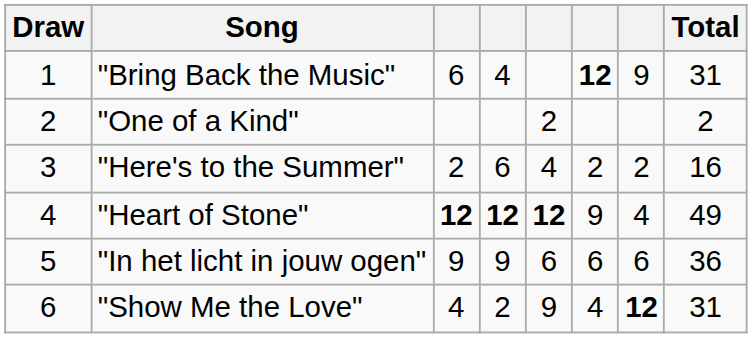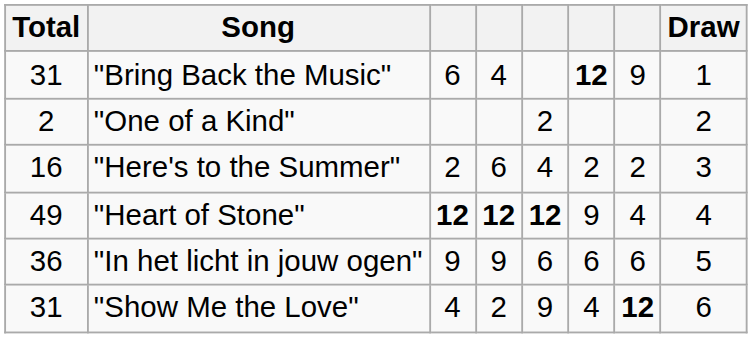columns swapped: (48, 27) <-> (706, 27)
